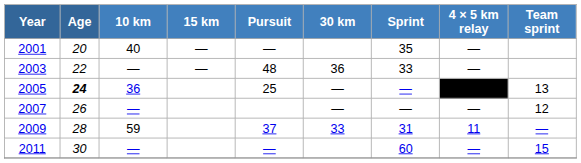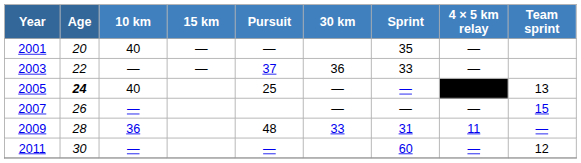(269, 69) 48 -> (269, 69) 37
(133, 89) 36 -> (133, 89) 40
(542, 109) 12 -> (542, 109) 15
(133, 129) 59 -> (133, 129) 36
(269, 129) 37 -> (269, 129) 48
(542, 149) 15 -> (542, 149) 12
